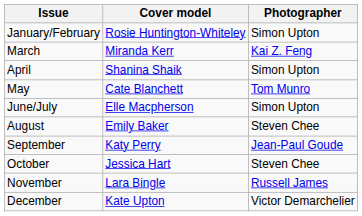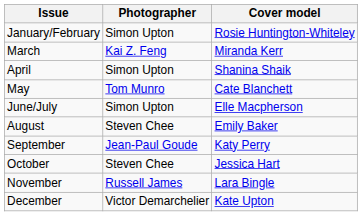columns swapped: (175, 13) <-> (303, 13)
